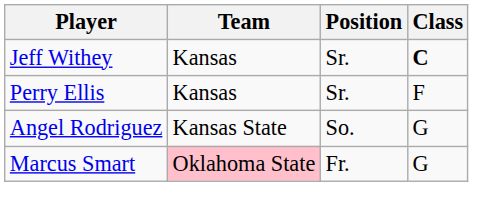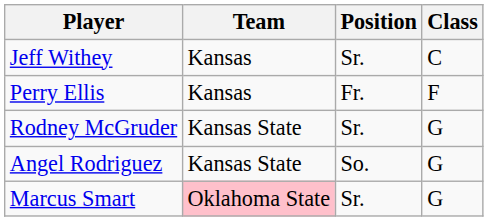(420, 57) bold -> (435, 57) normal
(338, 92) Sr. -> (352, 92) Fr.
+ row: (94, 127)
(338, 163) Fr. -> (352, 198) Sr.
